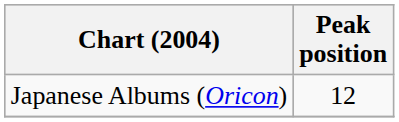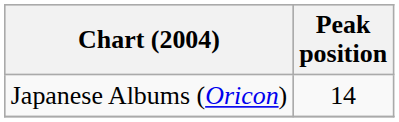(343, 95) 12 -> (343, 95) 14
